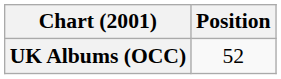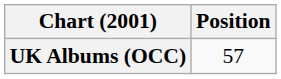(233, 55) 52 -> (233, 55) 57
